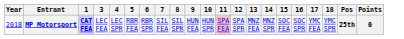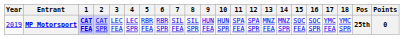+ column: (101, 10)
(14, 25) 2018 -> (14, 25) 2019
(223, 25) pink background -> (238, 25) no background
